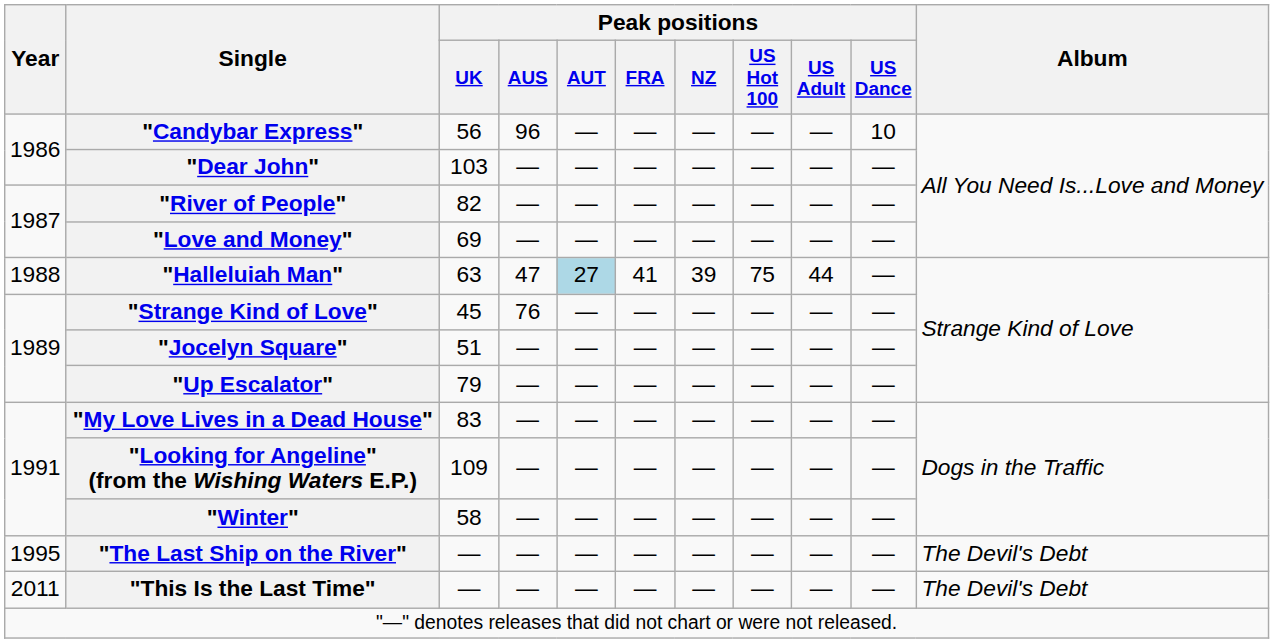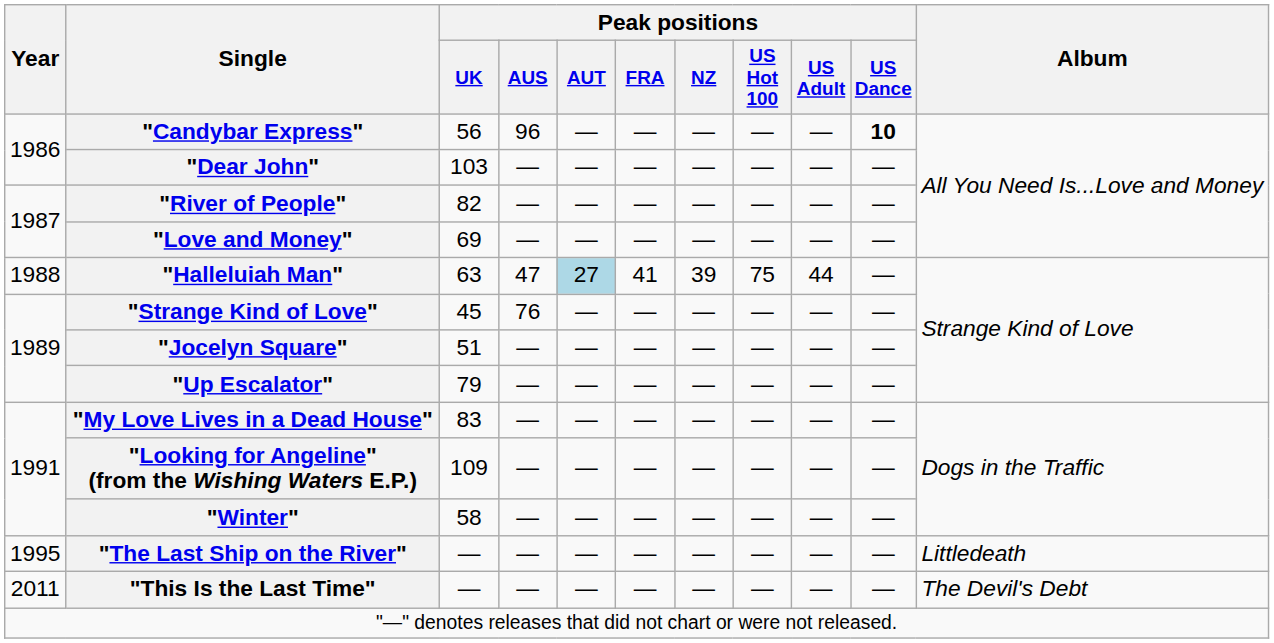(883, 131) normal -> (883, 131) bold
(1004, 553) The Devil's Debt -> (974, 553) Littledeath
